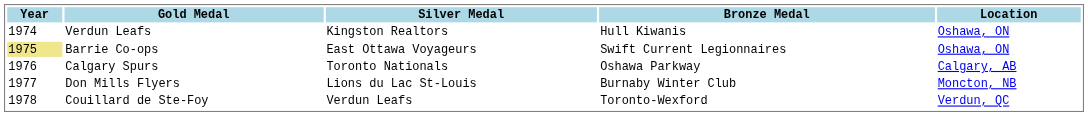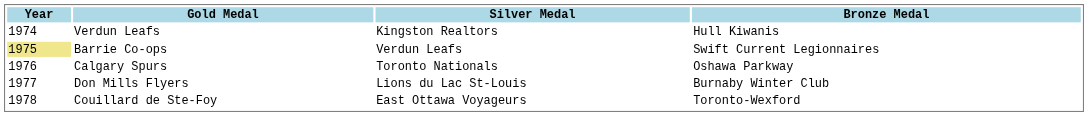- column: (1009, 15)
(402, 49) East Ottawa Voyageurs -> (419, 49) Verdun Leafs
(369, 101) Verdun Leafs -> (451, 101) East Ottawa Voyageurs
